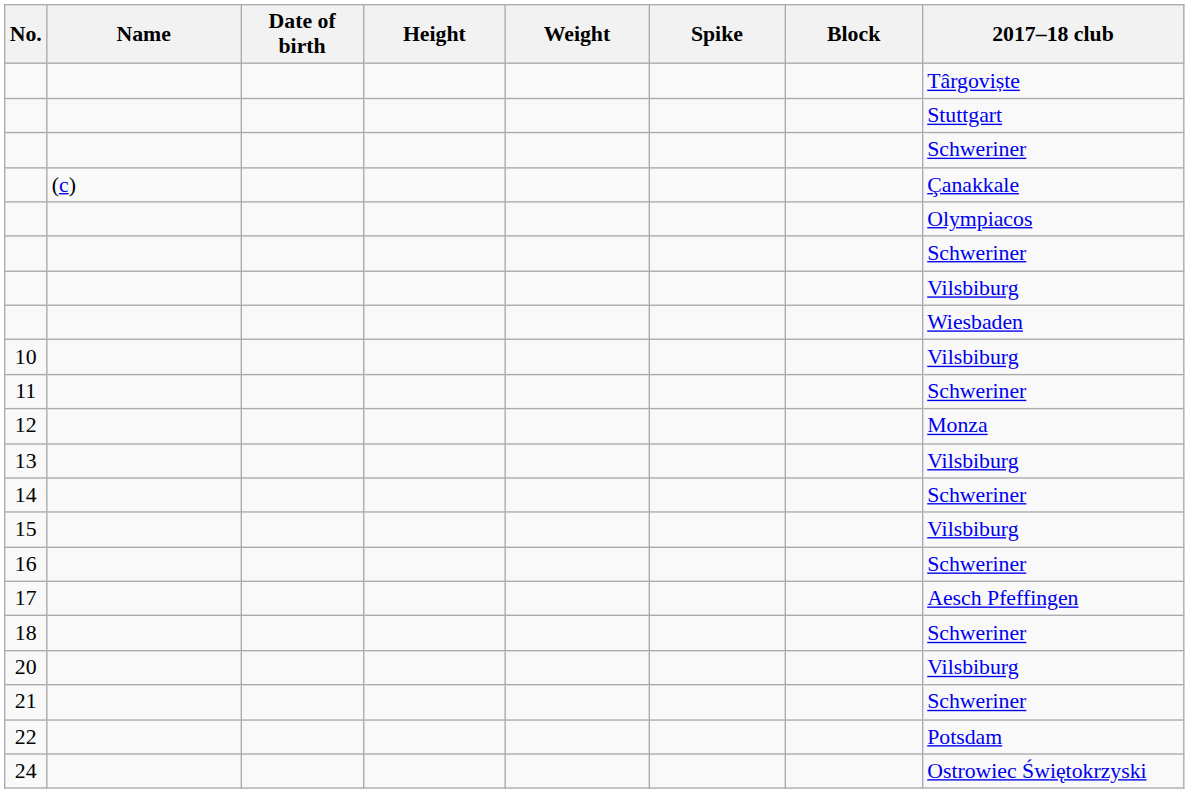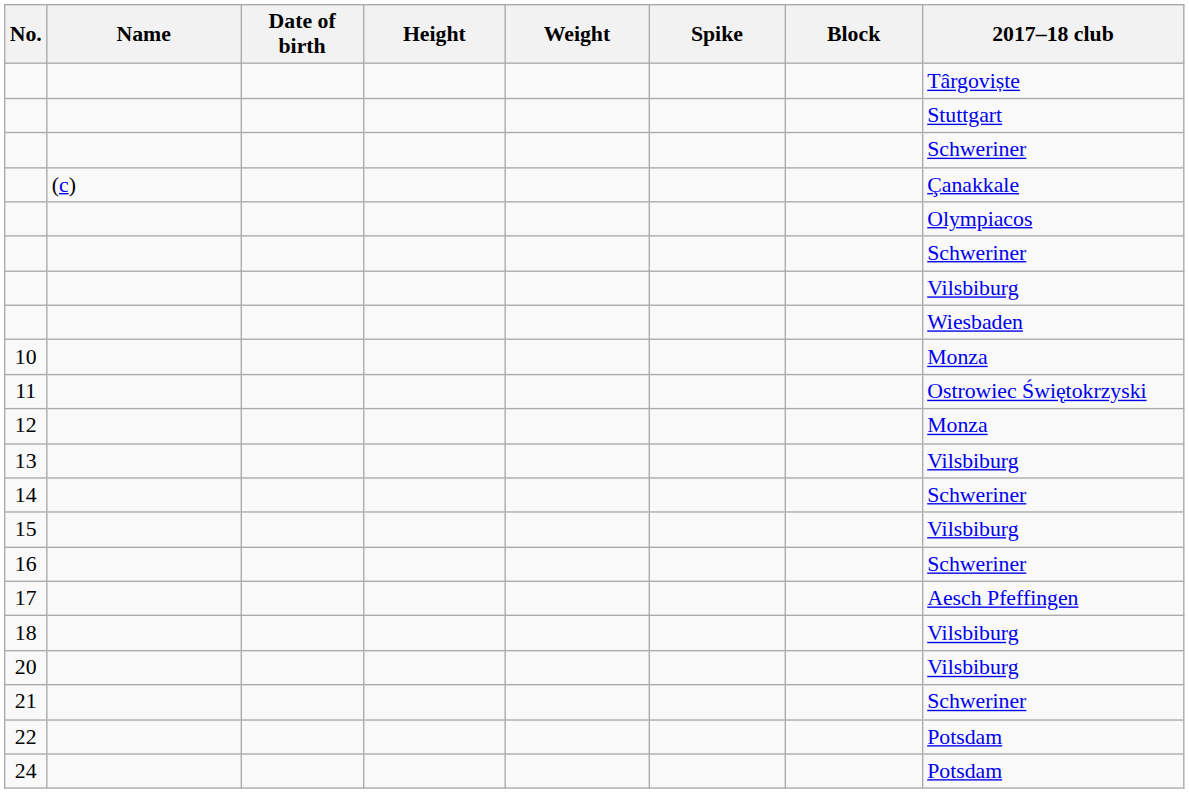(973, 356) Vilsbiburg -> (957, 356) Monza
(977, 391) Schweriner -> (1037, 391) Ostrowiec Świętokrzyski
(977, 632) Schweriner -> (973, 632) Vilsbiburg
(1037, 770) Ostrowiec Świętokrzyski -> (965, 770) Potsdam
